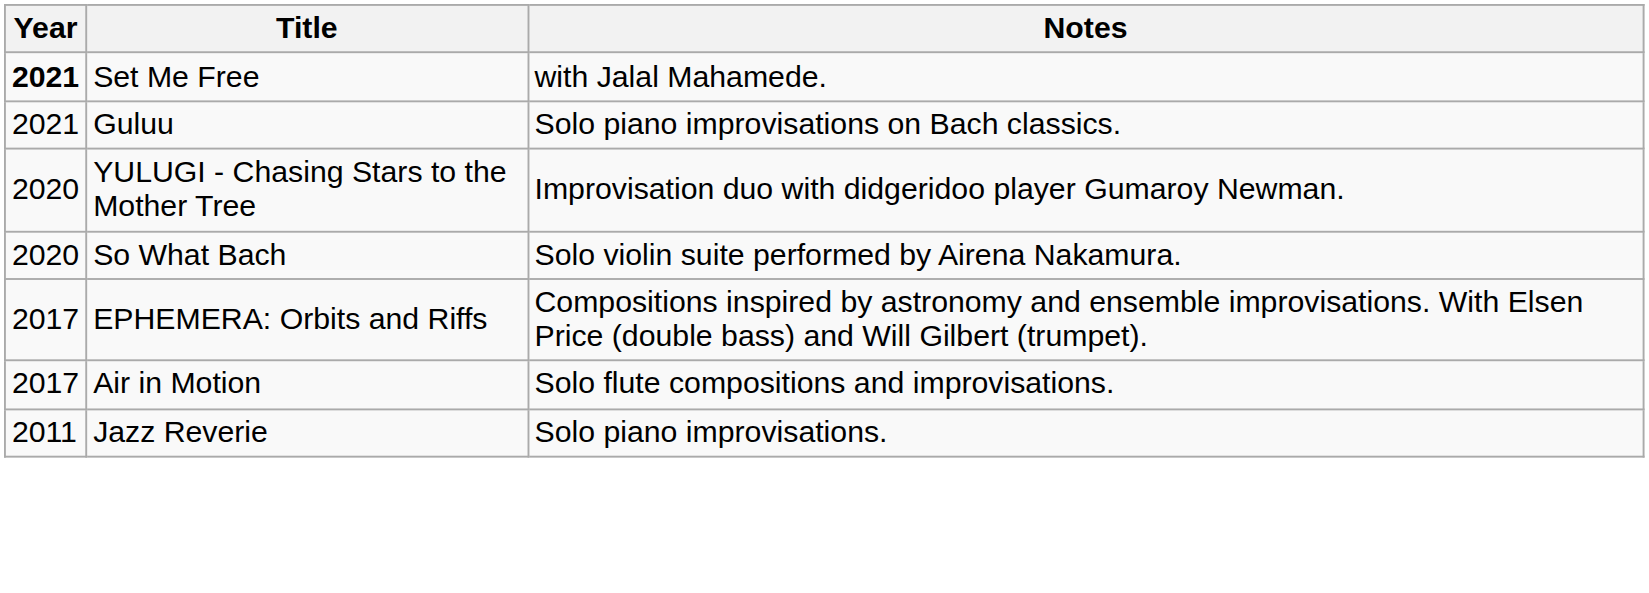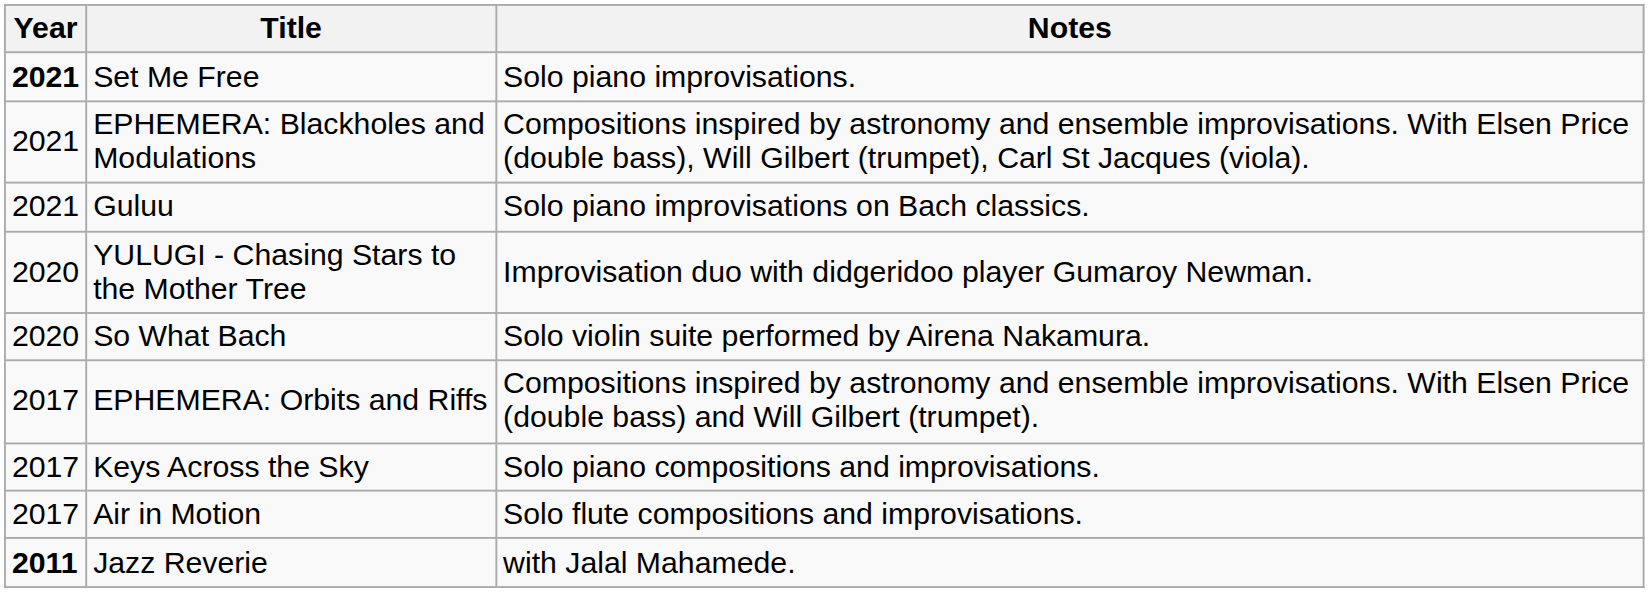(681, 76) with Jalal Mahamede. -> (680, 76) Solo piano improvisations.
+ row: (289, 141)
+ row: (231, 466)
(44, 432) normal -> (45, 562) bold
(711, 432) Solo piano improvisations. -> (649, 562) with Jalal Mahamede.
